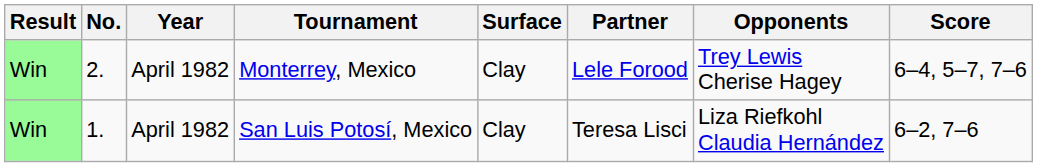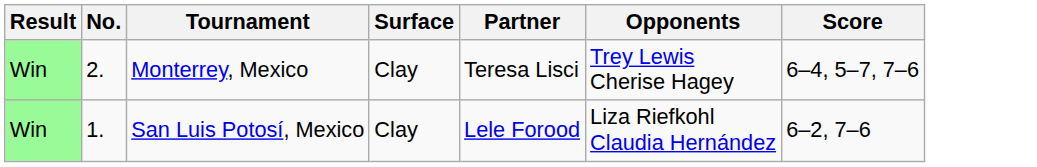- column: (180, 21)
(630, 69) Lele Forood -> (521, 69) Teresa Lisci
(629, 129) Teresa Lisci -> (522, 129) Lele Forood
